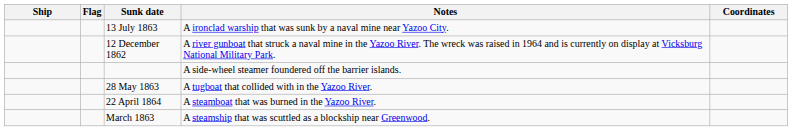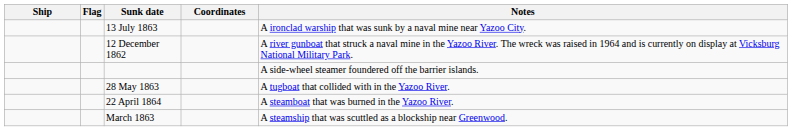columns swapped: (445, 12) <-> (749, 12)
